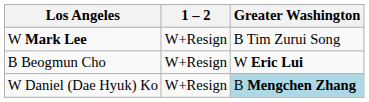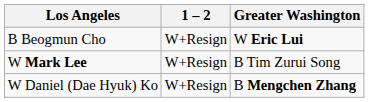rows swapped: (47, 39) <-> (57, 62)
(295, 85) lightblue background -> (295, 85) no background
